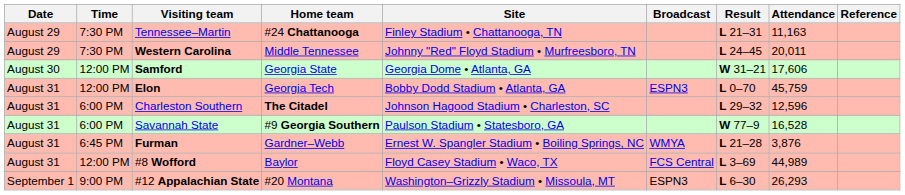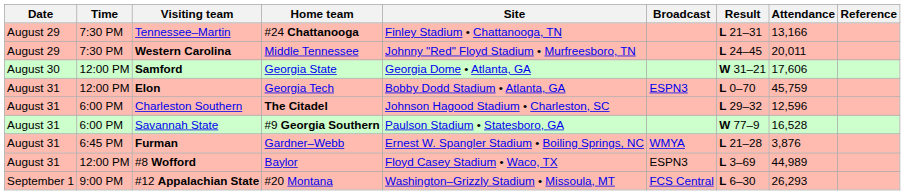(789, 32) 11,163 -> (789, 32) 13,166
(682, 162) FCS Central -> (669, 162) ESPN3
(669, 181) ESPN3 -> (682, 181) FCS Central
